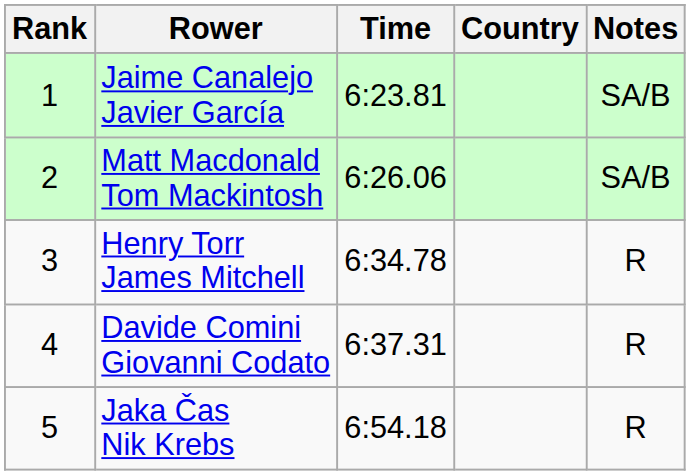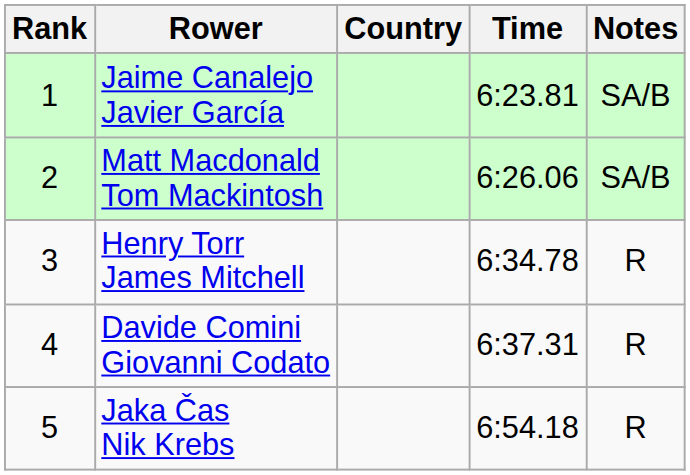columns swapped: (520, 28) <-> (396, 28)
